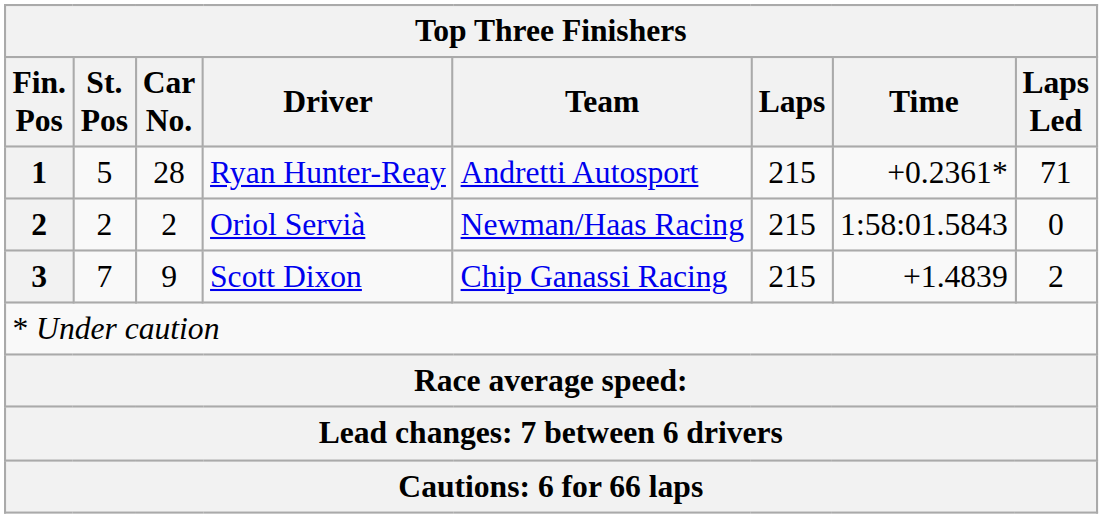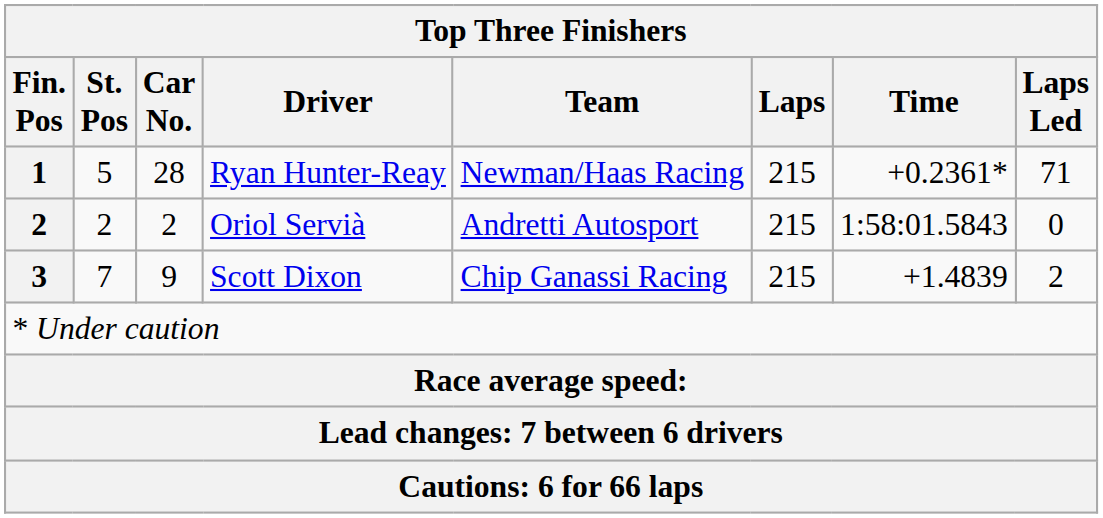(579, 172) Andretti Autosport -> (602, 172) Newman/Haas Racing
(602, 224) Newman/Haas Racing -> (579, 224) Andretti Autosport
